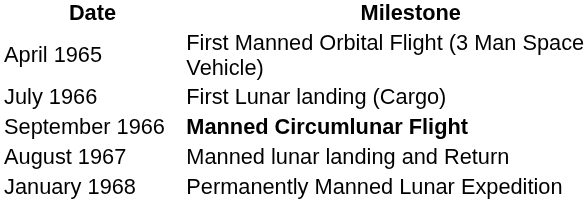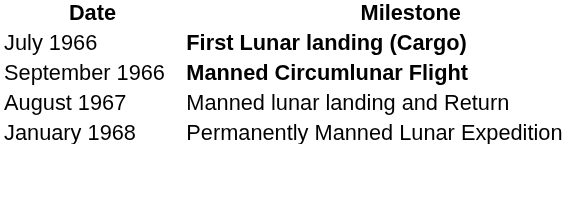- row: (53, 55)
(316, 97) normal -> (327, 43) bold
